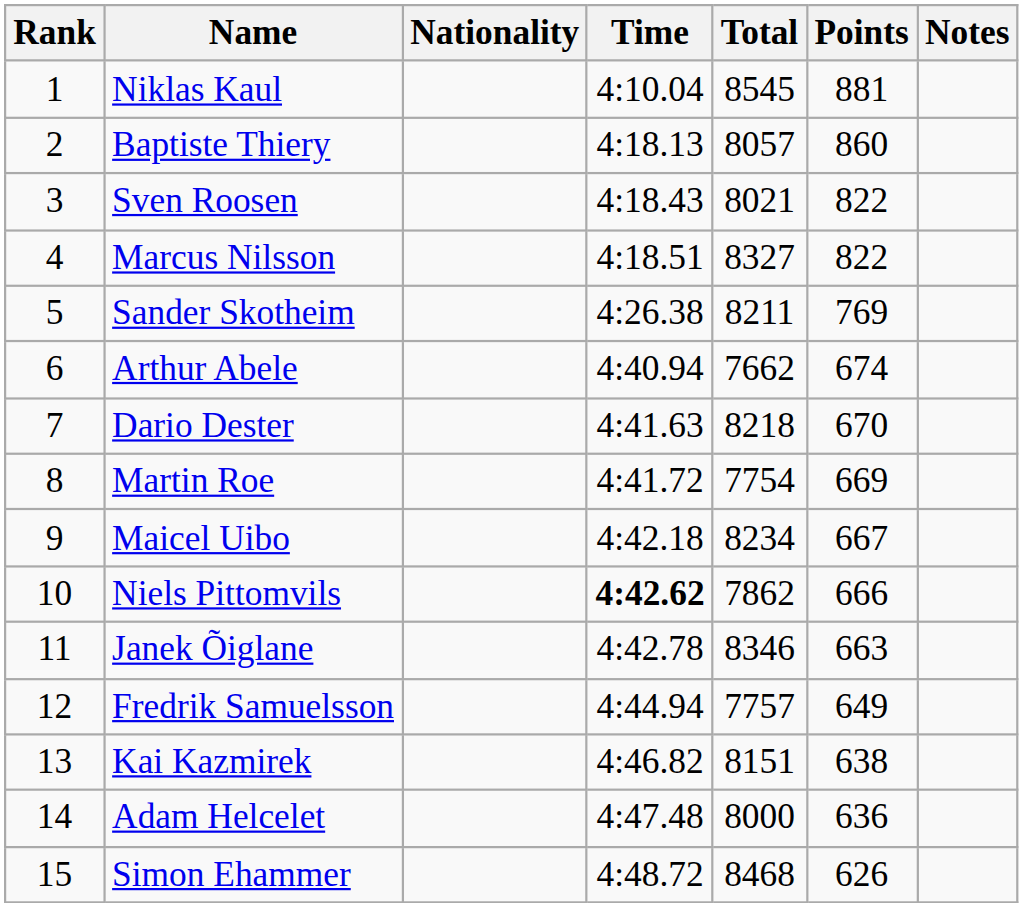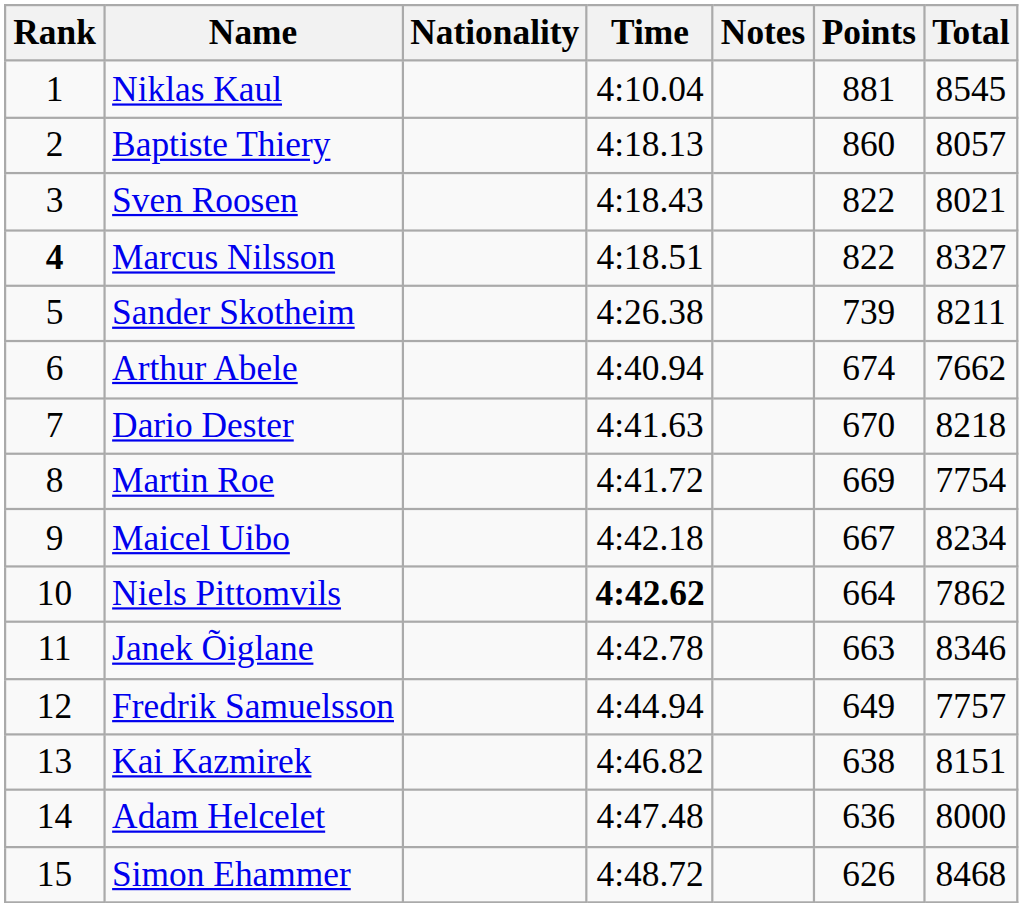columns swapped: (967, 32) <-> (760, 32)
(55, 256) normal -> (55, 256) bold
(862, 312) 769 -> (869, 312) 739
(862, 593) 666 -> (869, 593) 664
